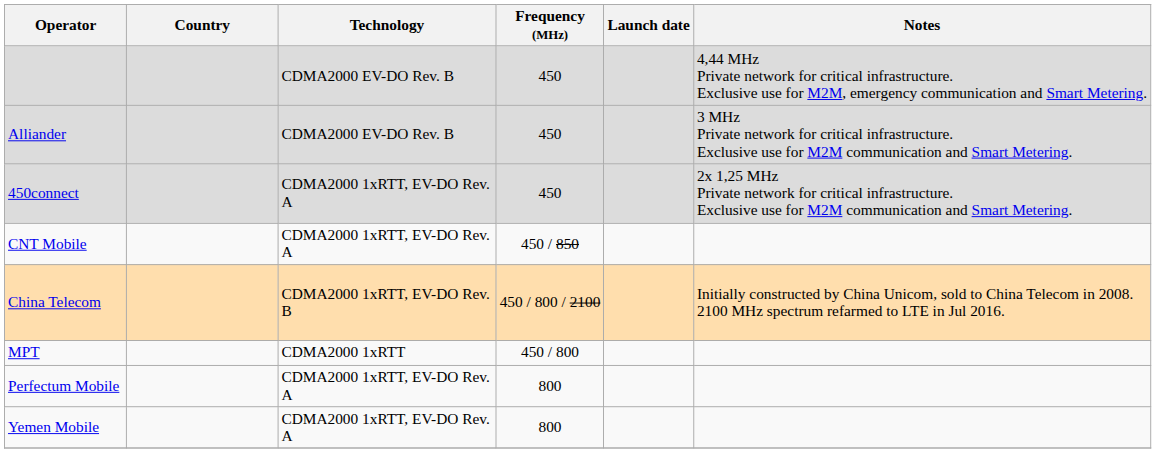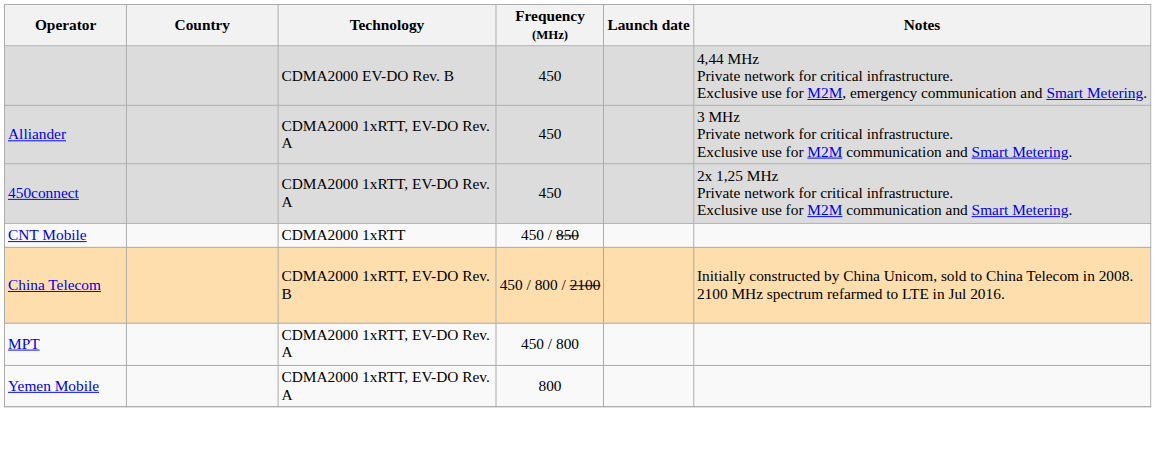(368, 134) CDMA2000 EV-DO Rev. B -> (386, 134) CDMA2000 1xRTT, EV-DO Rev. A
(386, 243) CDMA2000 1xRTT, EV-DO Rev. A -> (343, 235) CDMA2000 1xRTT
(343, 352) CDMA2000 1xRTT -> (386, 344) CDMA2000 1xRTT, EV-DO Rev. A
- row: (64, 385)
